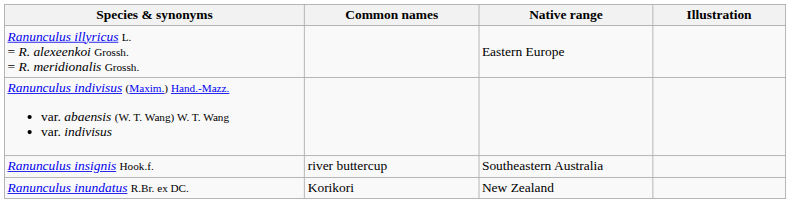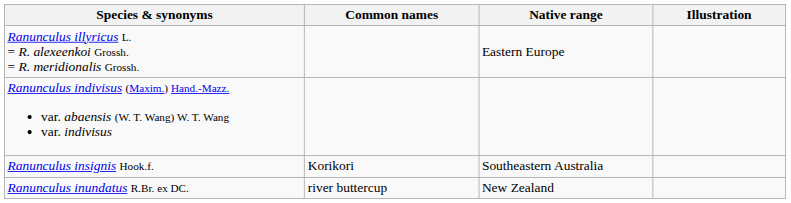(347, 166) river buttercup -> (331, 166) Korikori
(331, 187) Korikori -> (347, 187) river buttercup
